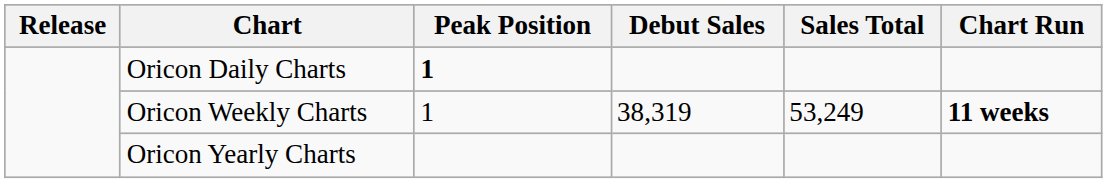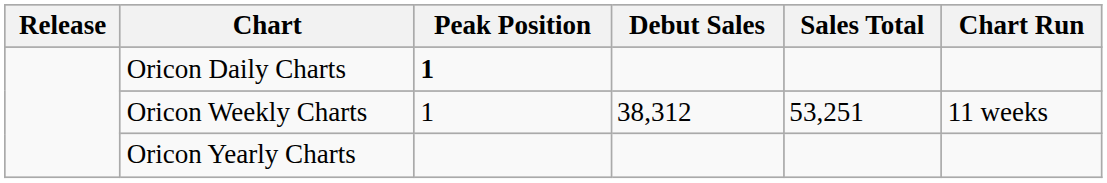(654, 111) 38,319 -> (654, 111) 38,312
(827, 111) 53,249 -> (827, 111) 53,251
(998, 111) bold -> (998, 111) normal
